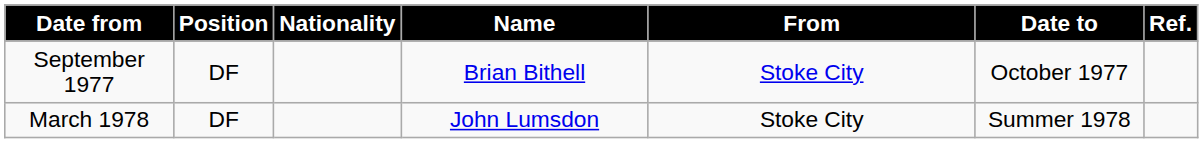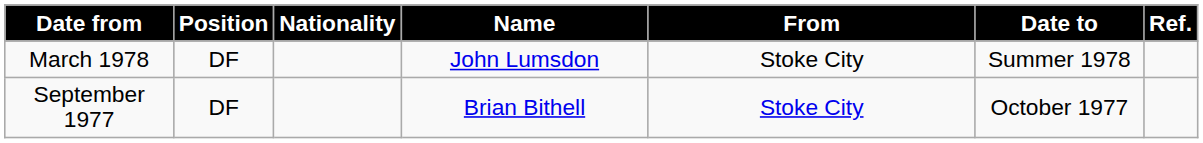rows swapped: (89, 72) <-> (89, 120)
